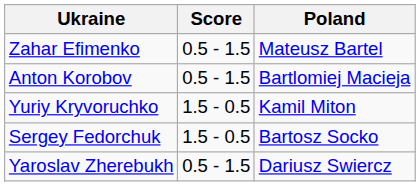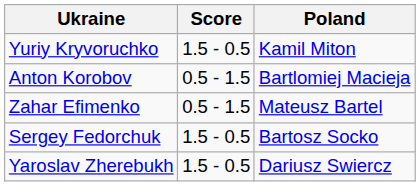rows swapped: (74, 48) <-> (84, 107)
(216, 166) 0.5 - 1.5 -> (216, 166) 1.5 - 0.5
